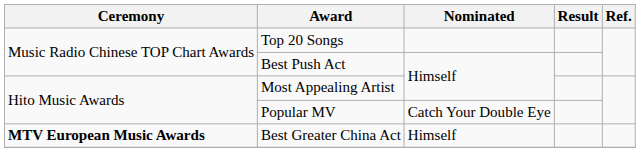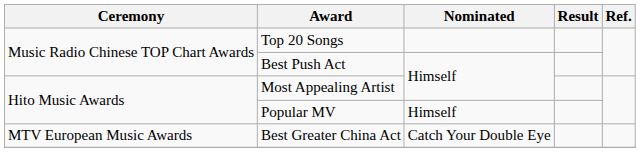(479, 111) Catch Your Double Eye -> (432, 111) Himself
(106, 135) bold -> (100, 135) normal
(432, 135) Himself -> (479, 135) Catch Your Double Eye
